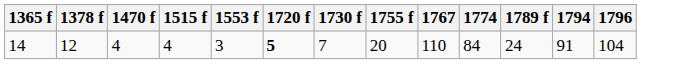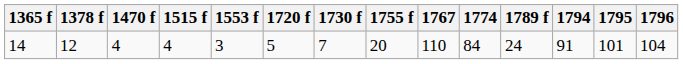+ column: (615, 17)
(271, 44) bold -> (271, 44) normal
